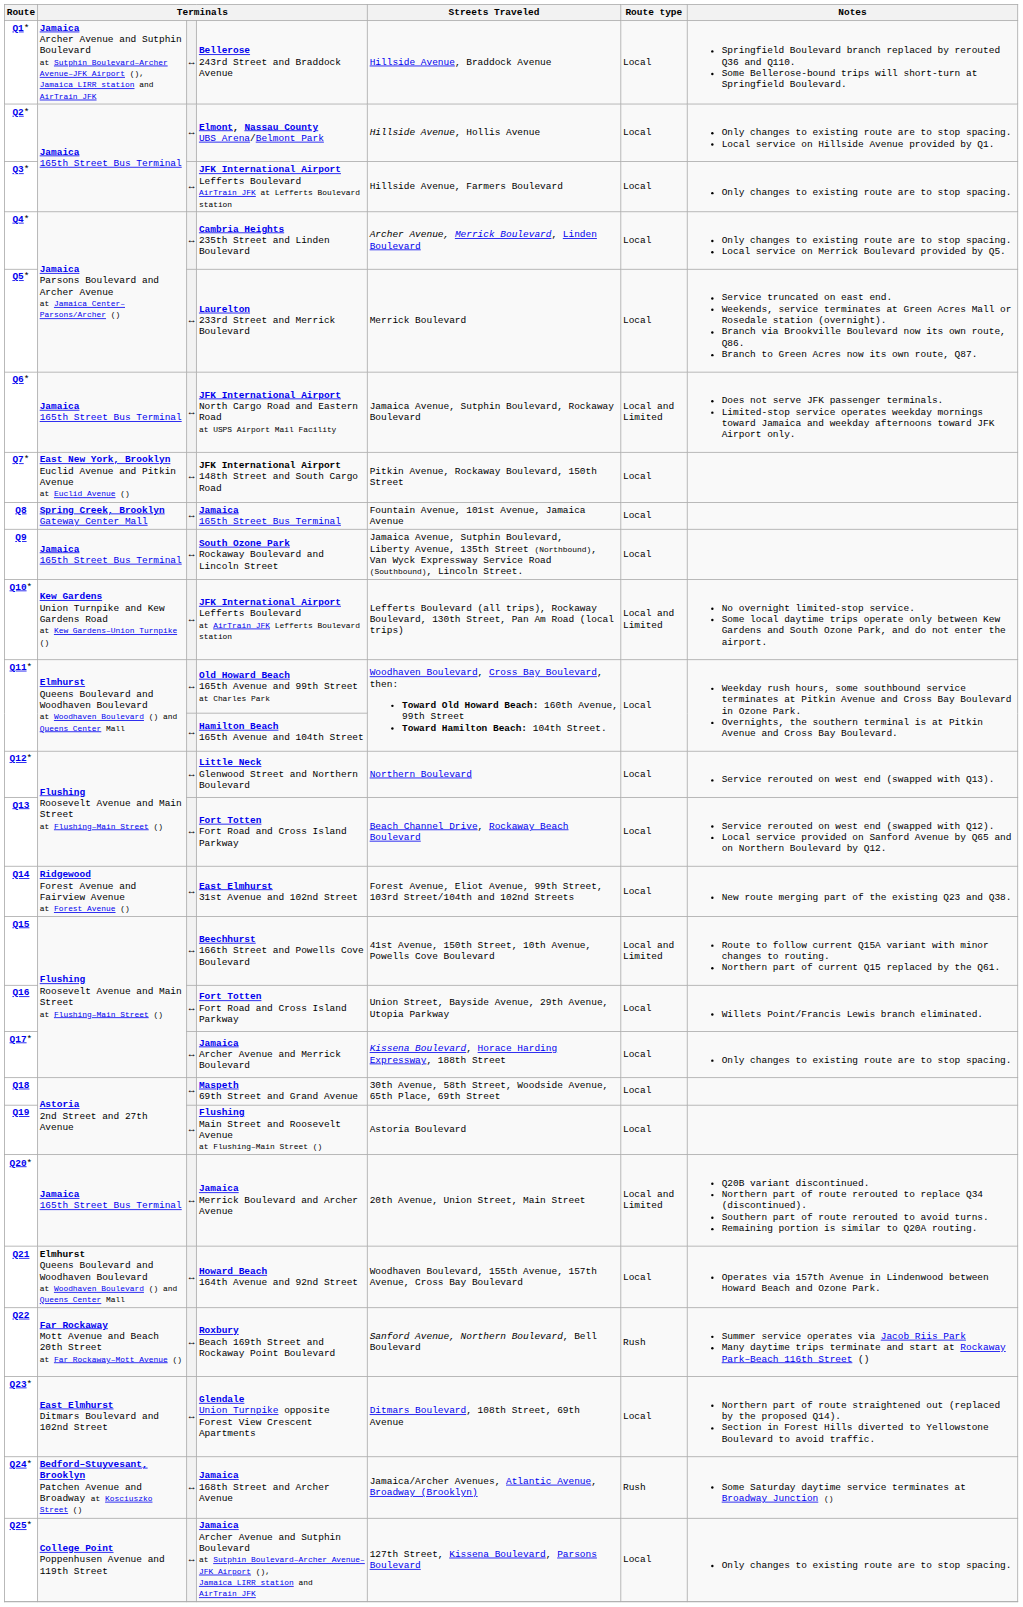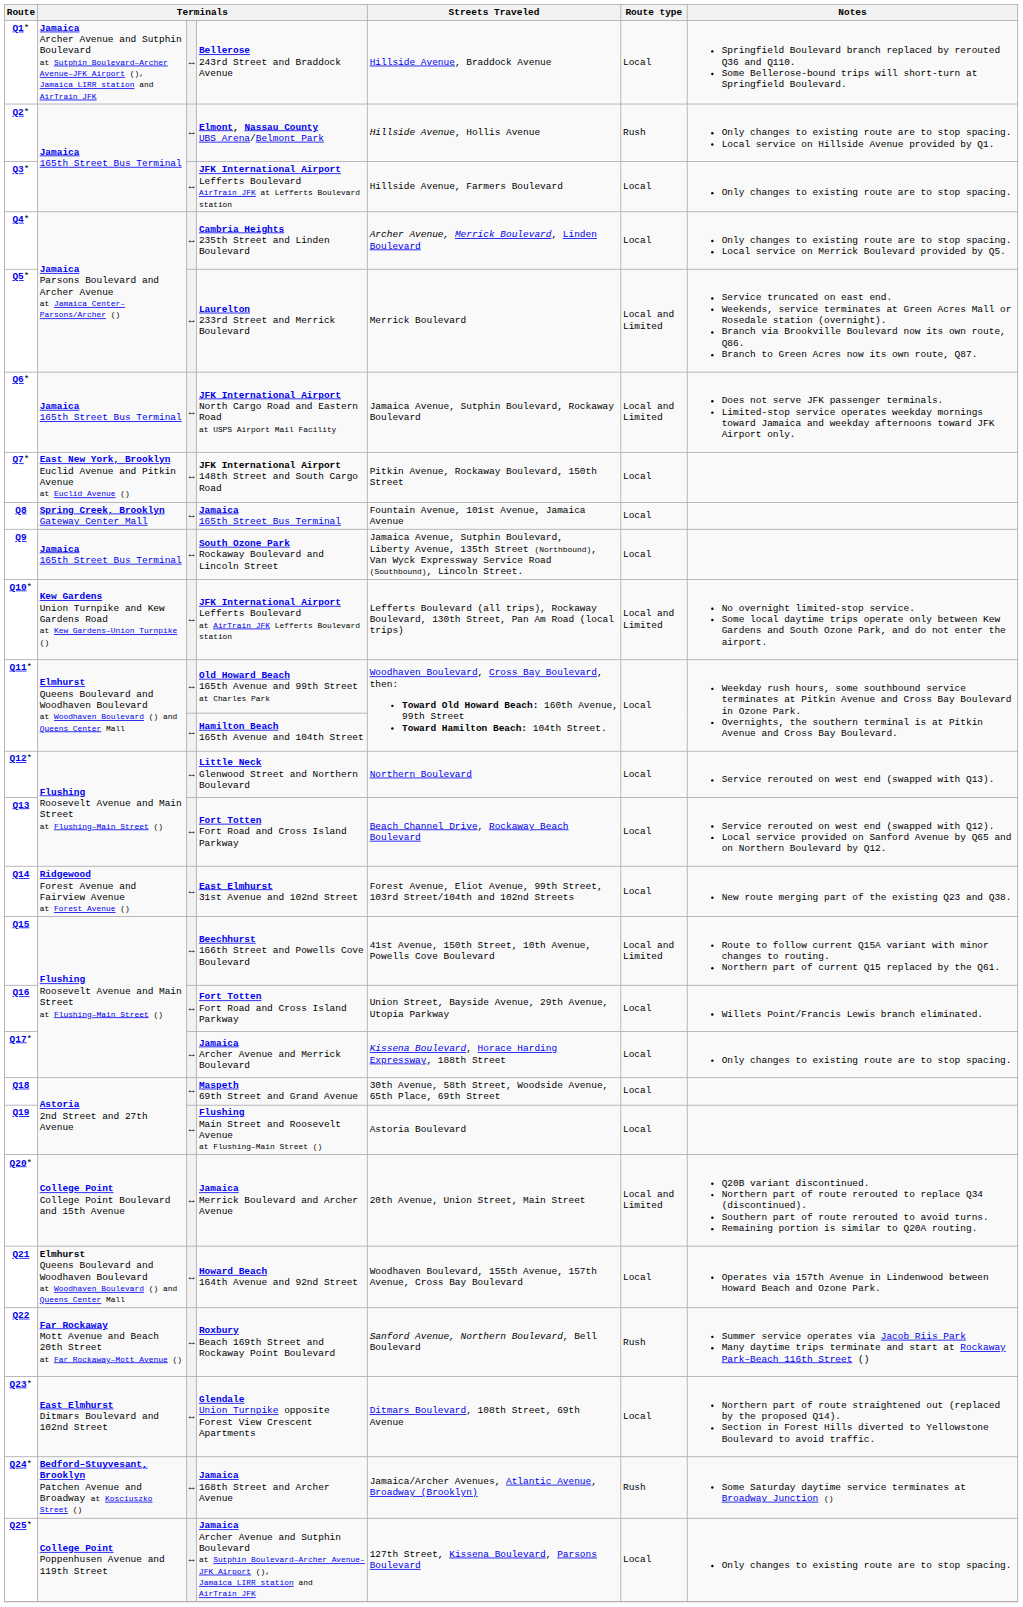(637, 133) Local -> (634, 133) Rush
(637, 320) Local -> (649, 320) Local and Limited
(111, 1200) Jamaica 165th Street Bus Terminal -> (105, 1200) College Point College Point Boulevard and 15th Avenue
